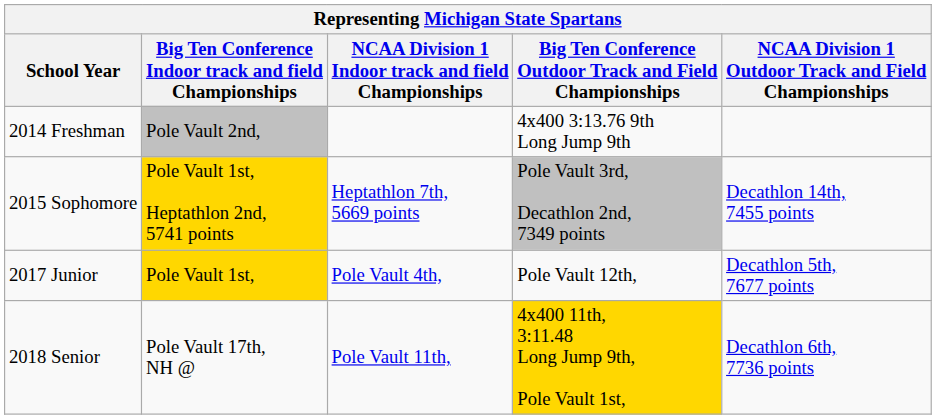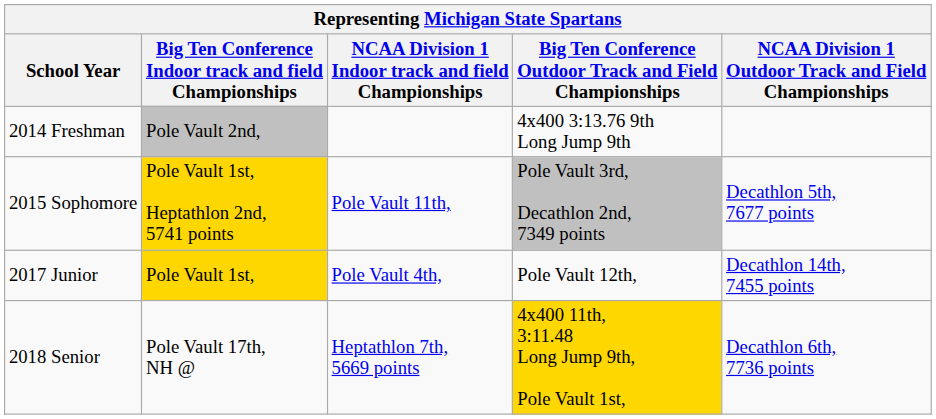(390, 203) Heptathlon 7th, 5669 points -> (391, 203) Pole Vault 11th,
(786, 203) Decathlon 14th, 7455 points -> (781, 203) Decathlon 5th, 7677 points
(781, 274) Decathlon 5th, 7677 points -> (786, 274) Decathlon 14th, 7455 points
(391, 357) Pole Vault 11th, -> (390, 357) Heptathlon 7th, 5669 points
